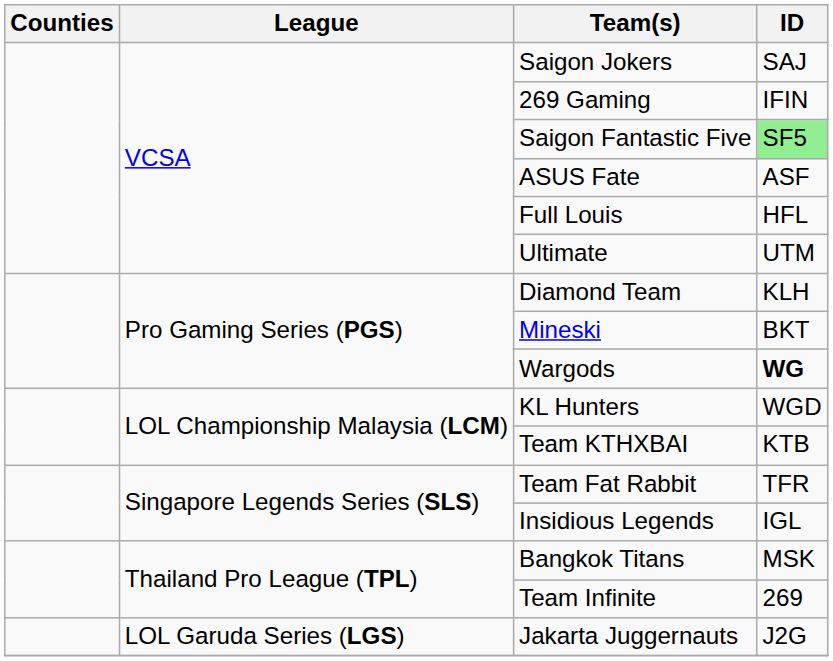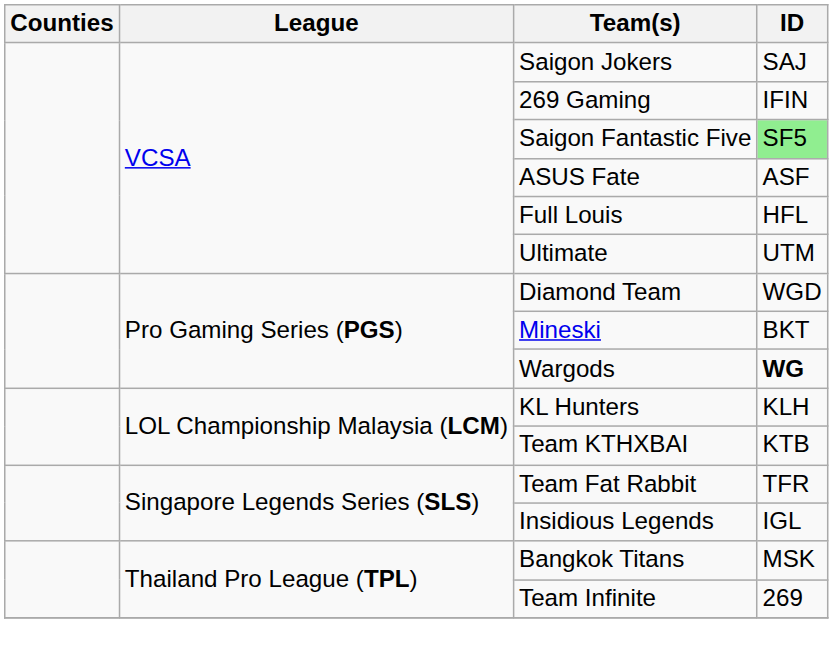(786, 291) KLH -> (792, 291) WGD
(792, 406) WGD -> (786, 406) KLH
- row: (629, 636)
